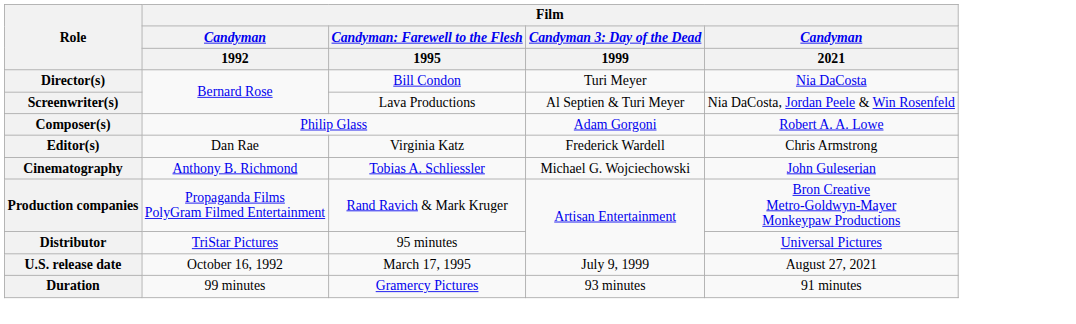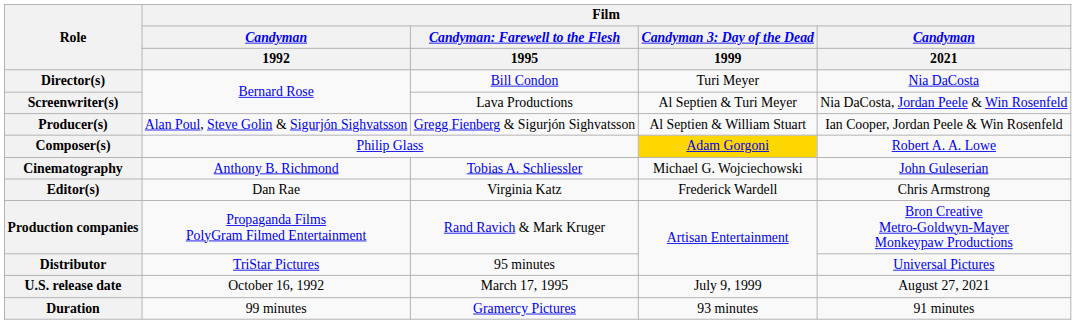+ row: (73, 124)
(615, 124) no background -> (728, 146) gold background
rows swapped: (73, 168) <-> (73, 146)
